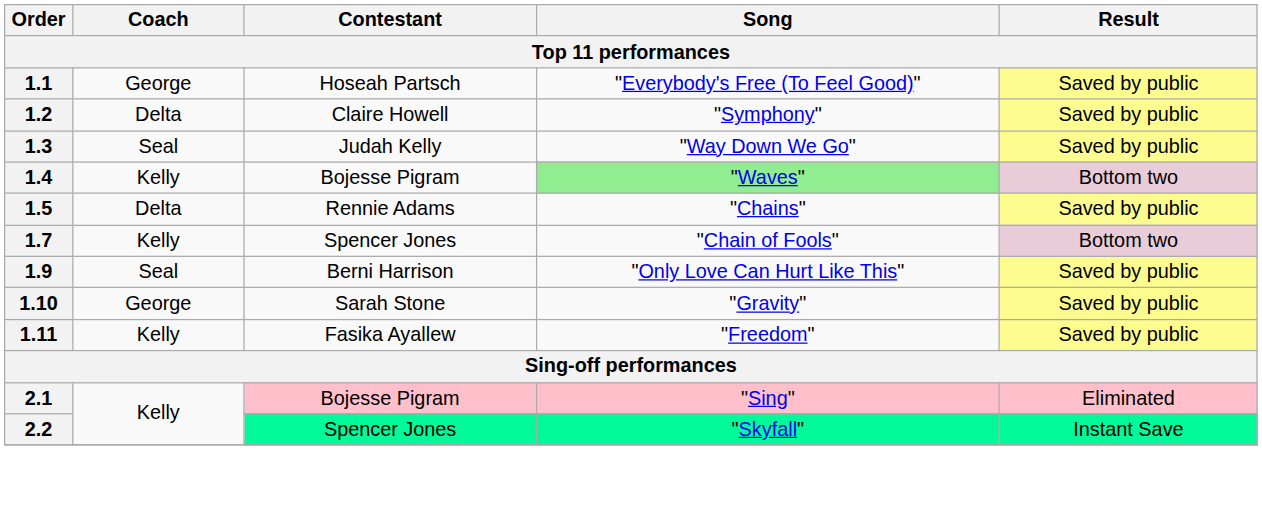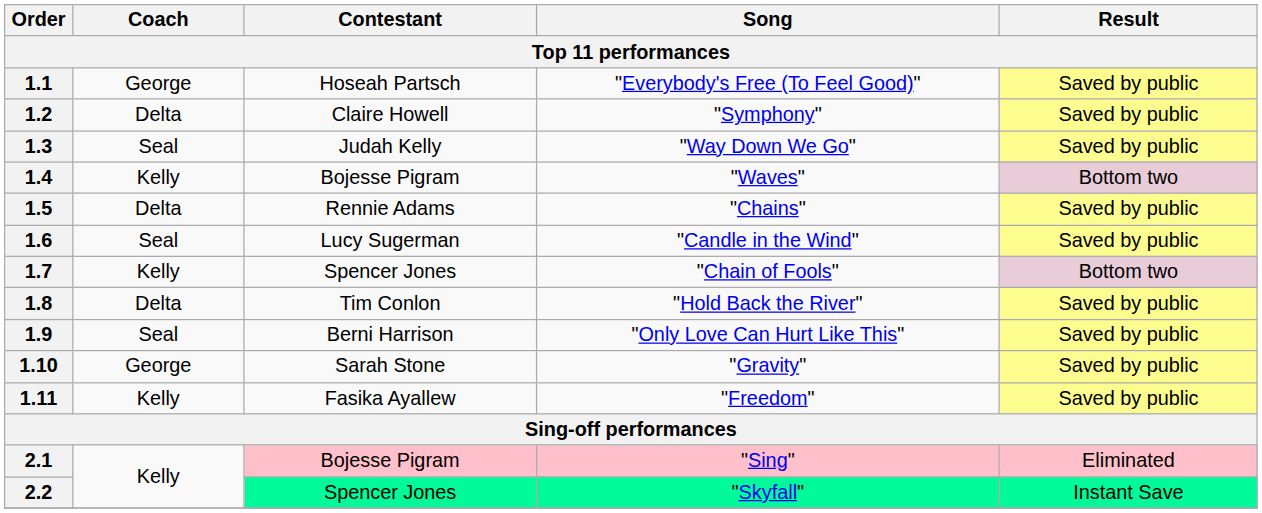(768, 177) lightgreen background -> (768, 177) no background
+ row: (39, 240)
+ row: (39, 303)
